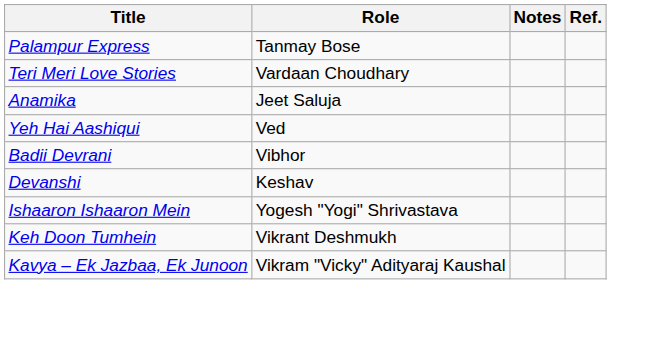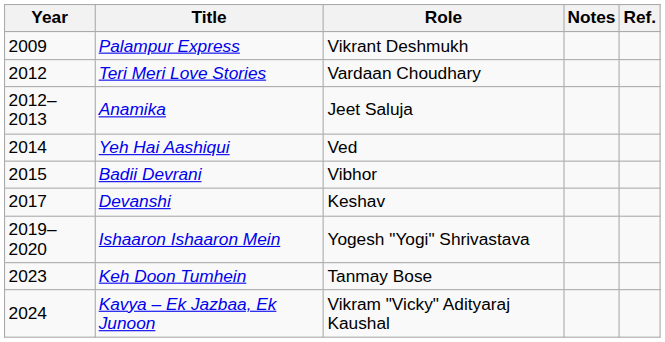+ column: (50, 18)
(308, 45) Tanmay Bose -> (398, 45) Vikrant Deshmukh
(326, 237) Vikrant Deshmukh -> (380, 276) Tanmay Bose
